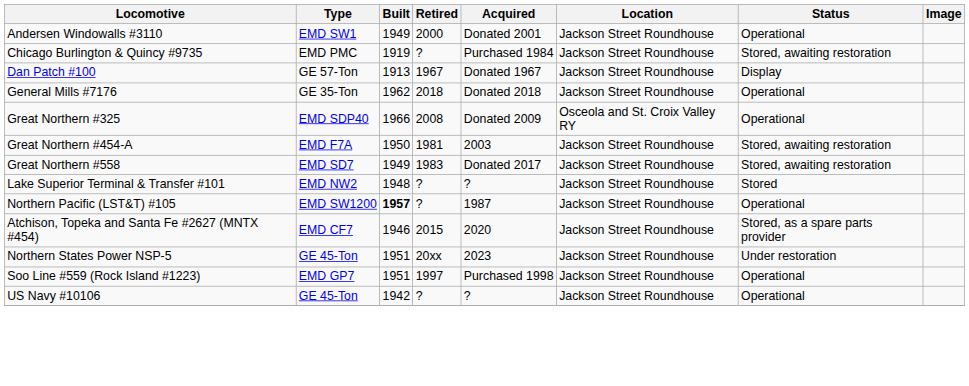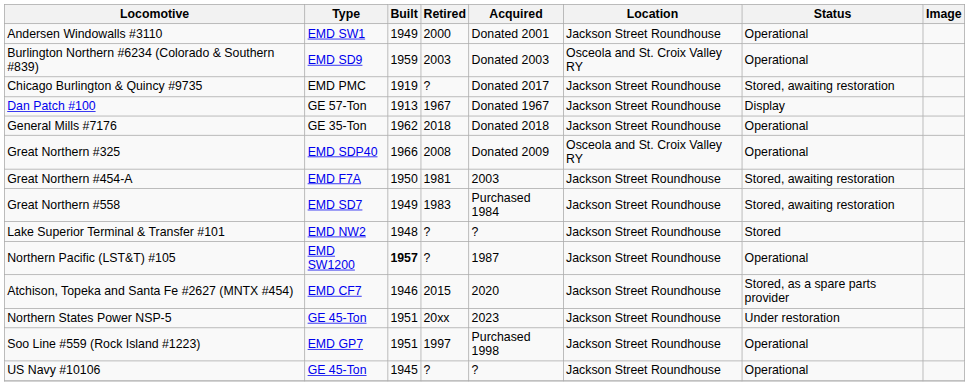+ row: (141, 60)
(509, 53) Purchased 1984 -> (510, 86) Donated 2017
(503, 164) Donated 2017 -> (501, 205) Purchased 1984
(396, 295) 1942 -> (404, 370) 1945
